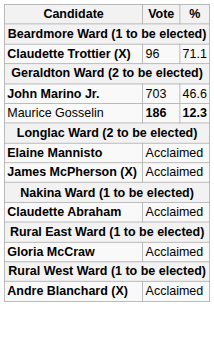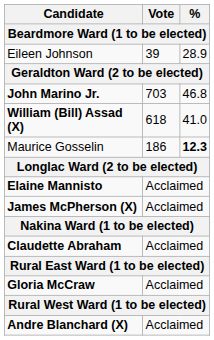- row: (69, 53)
+ row: (50, 53)
(195, 93) 46.6 -> (195, 93) 46.8
+ row: (65, 120)
(156, 113) bold -> (156, 147) normal
